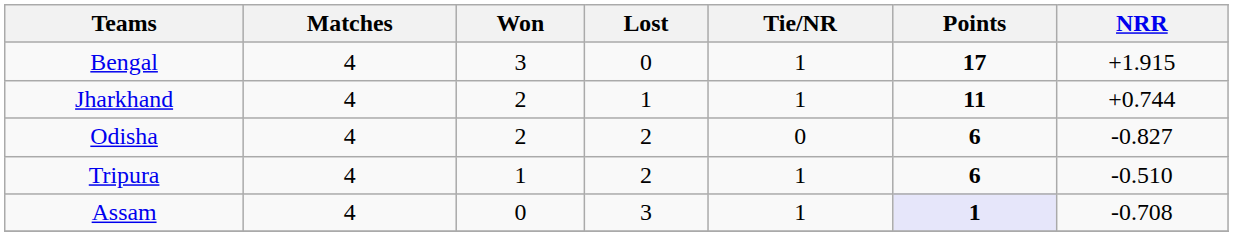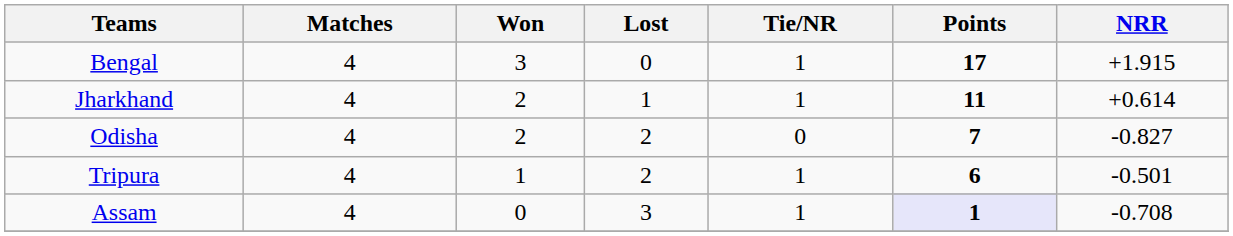(1142, 99) +0.744 -> (1142, 99) +0.614
(975, 136) 6 -> (975, 136) 7
(1142, 174) -0.510 -> (1142, 174) -0.501
